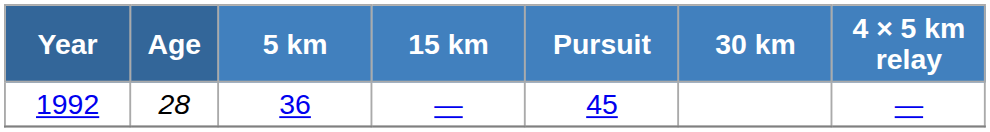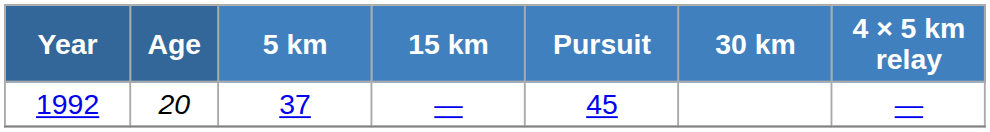(174, 104) 28 -> (174, 104) 20
(295, 104) 36 -> (295, 104) 37
